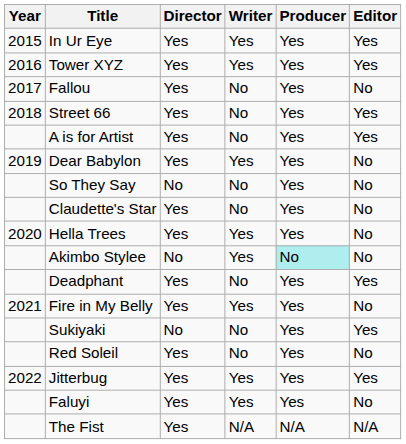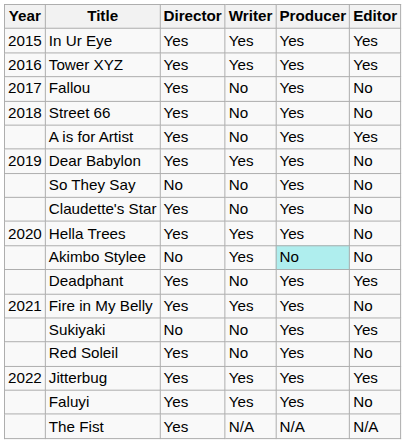(366, 112) Yes -> (363, 112) No
